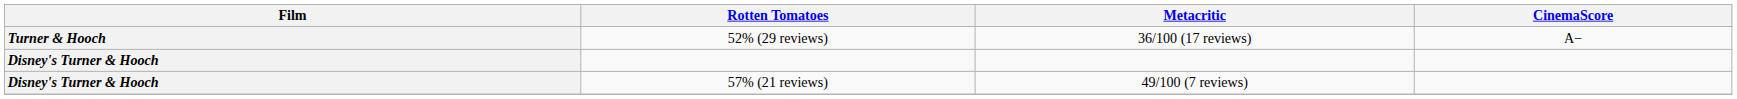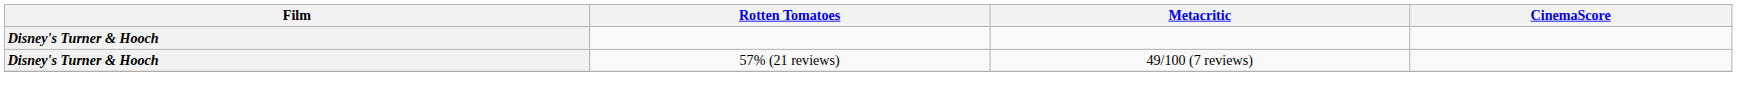- row: (778, 37)
